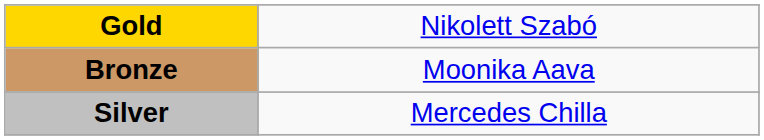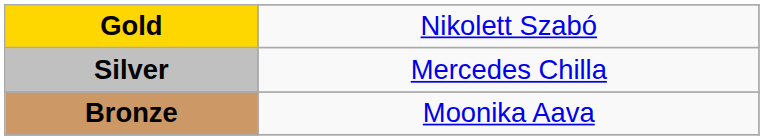rows swapped: (131, 112) <-> (131, 69)
